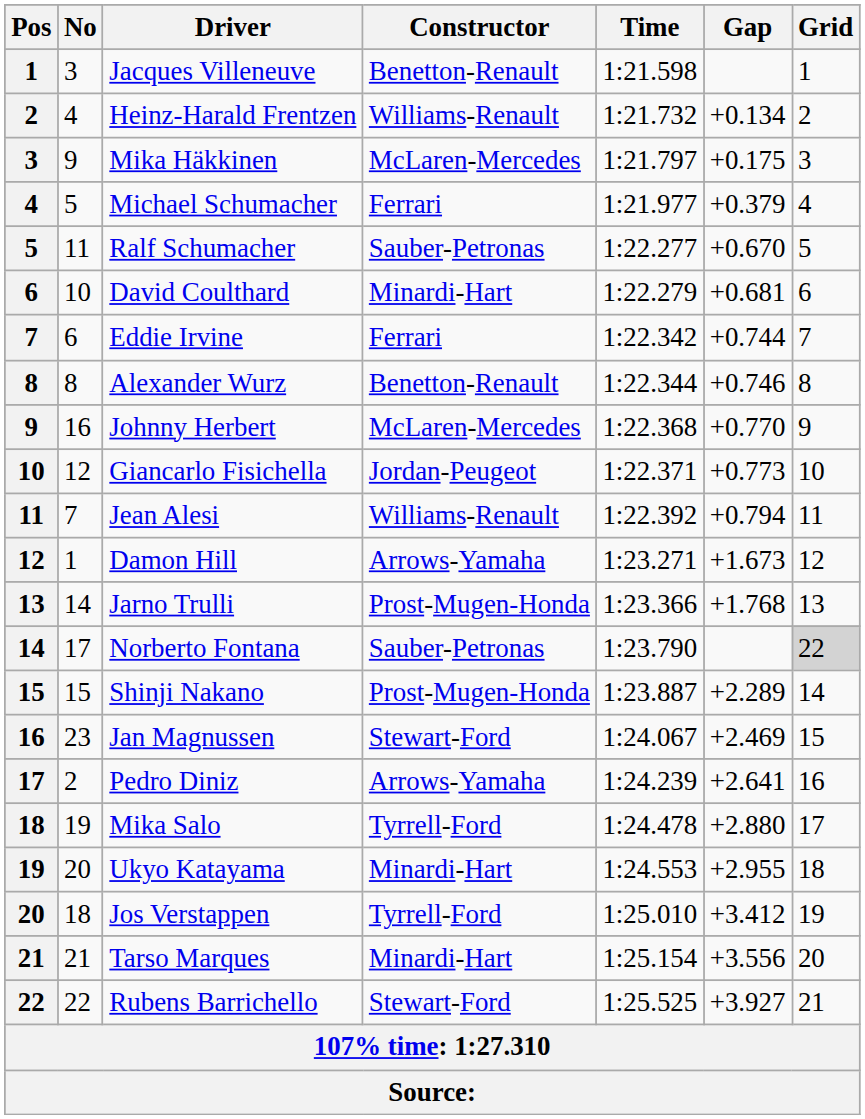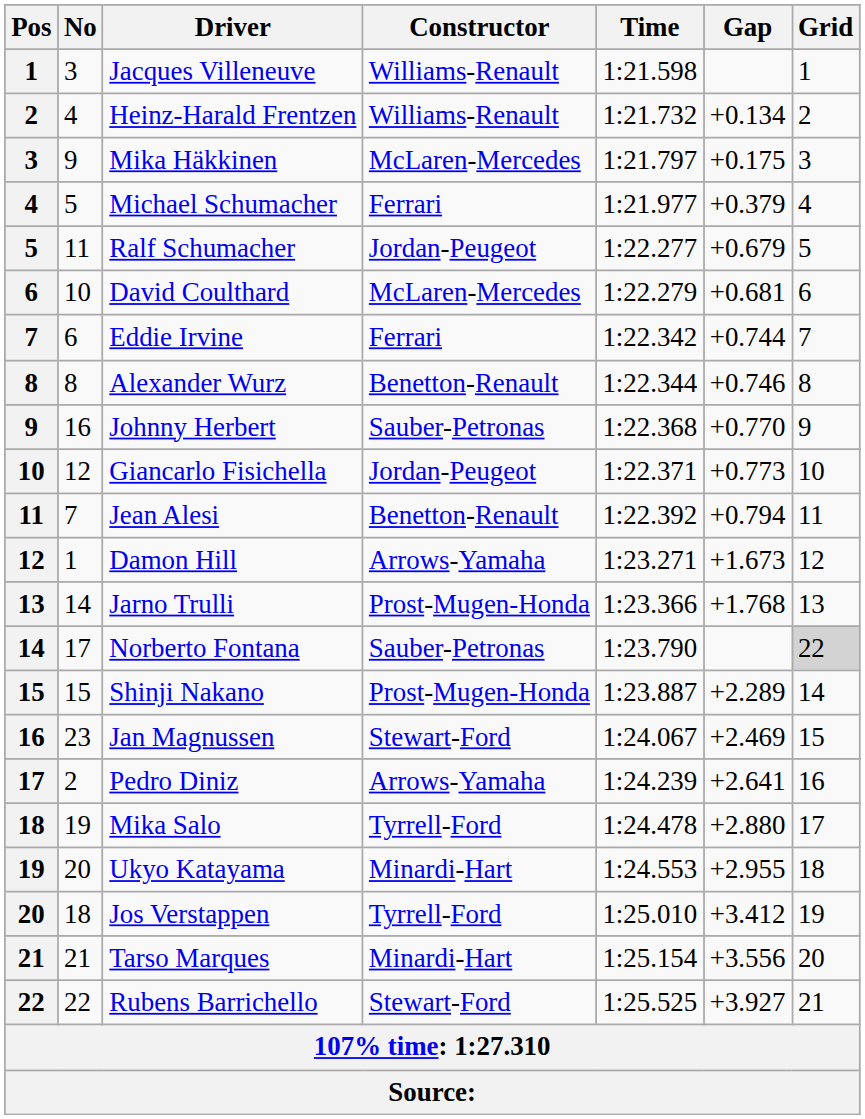(464, 71) Benetton-Renault -> (464, 71) Williams-Renault
(457, 248) Sauber-Petronas -> (453, 248) Jordan-Peugeot
(748, 248) +0.670 -> (748, 248) +0.679
(441, 293) Minardi-Hart -> (475, 293) McLaren-Mercedes
(475, 426) McLaren-Mercedes -> (457, 426) Sauber-Petronas
(464, 514) Williams-Renault -> (464, 514) Benetton-Renault
